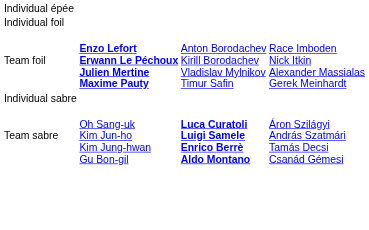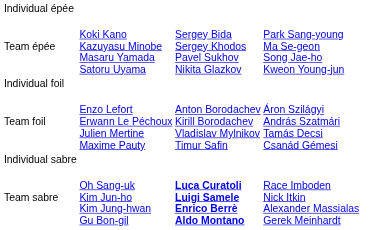+ row: (30, 46)
(129, 66) bold -> (126, 127) normal
(317, 66) Race Imboden Nick Itkin Alexander Massialas Gerek Meinhardt -> (302, 127) Áron Szilágyi András Szatmári Tamás Decsi Csanád Gémesi
(307, 142) Áron Szilágyi András Szatmári Tamás Decsi Csanád Gémesi -> (311, 203) Race Imboden Nick Itkin Alexander Massialas Gerek Meinhardt
